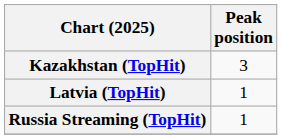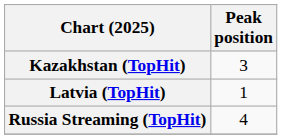(244, 119) 1 -> (244, 119) 4
